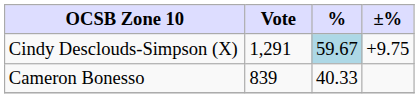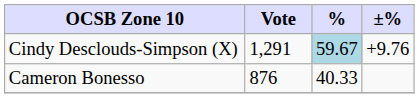(388, 48) +9.75 -> (388, 48) +9.76
(263, 78) 839 -> (263, 78) 876
